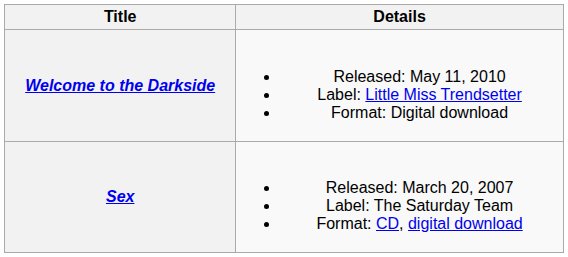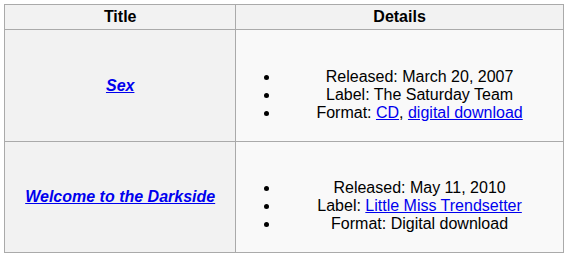rows swapped: (120, 196) <-> (120, 85)
